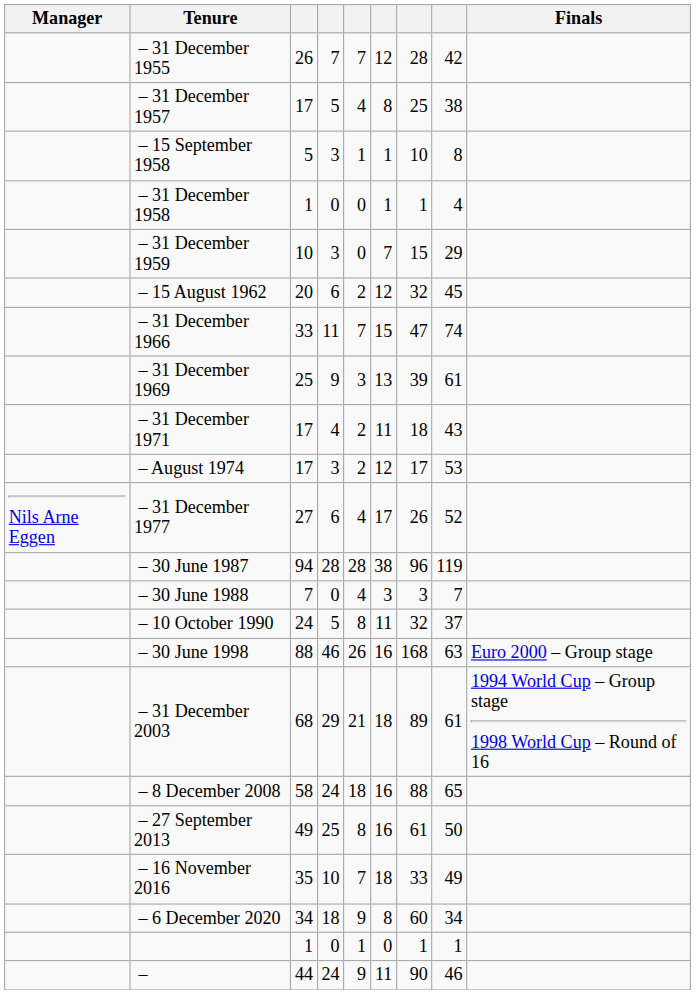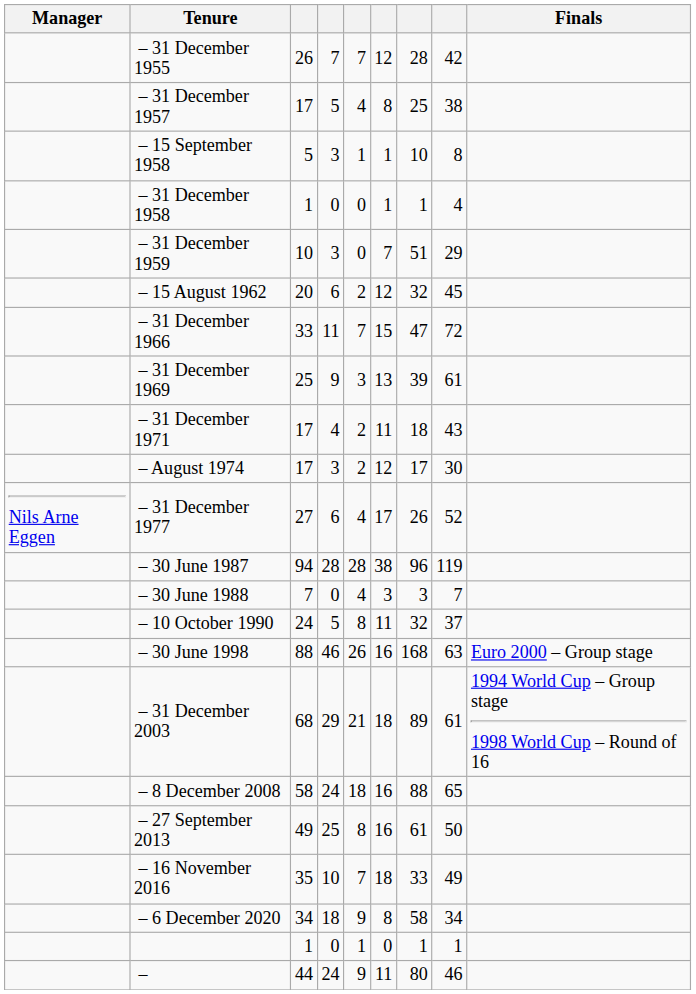(419, 253) 15 -> (419, 253) 51
(454, 331) 74 -> (454, 331) 72
(454, 468) 53 -> (454, 468) 30
(419, 917) 60 -> (419, 917) 58
(419, 975) 90 -> (419, 975) 80
